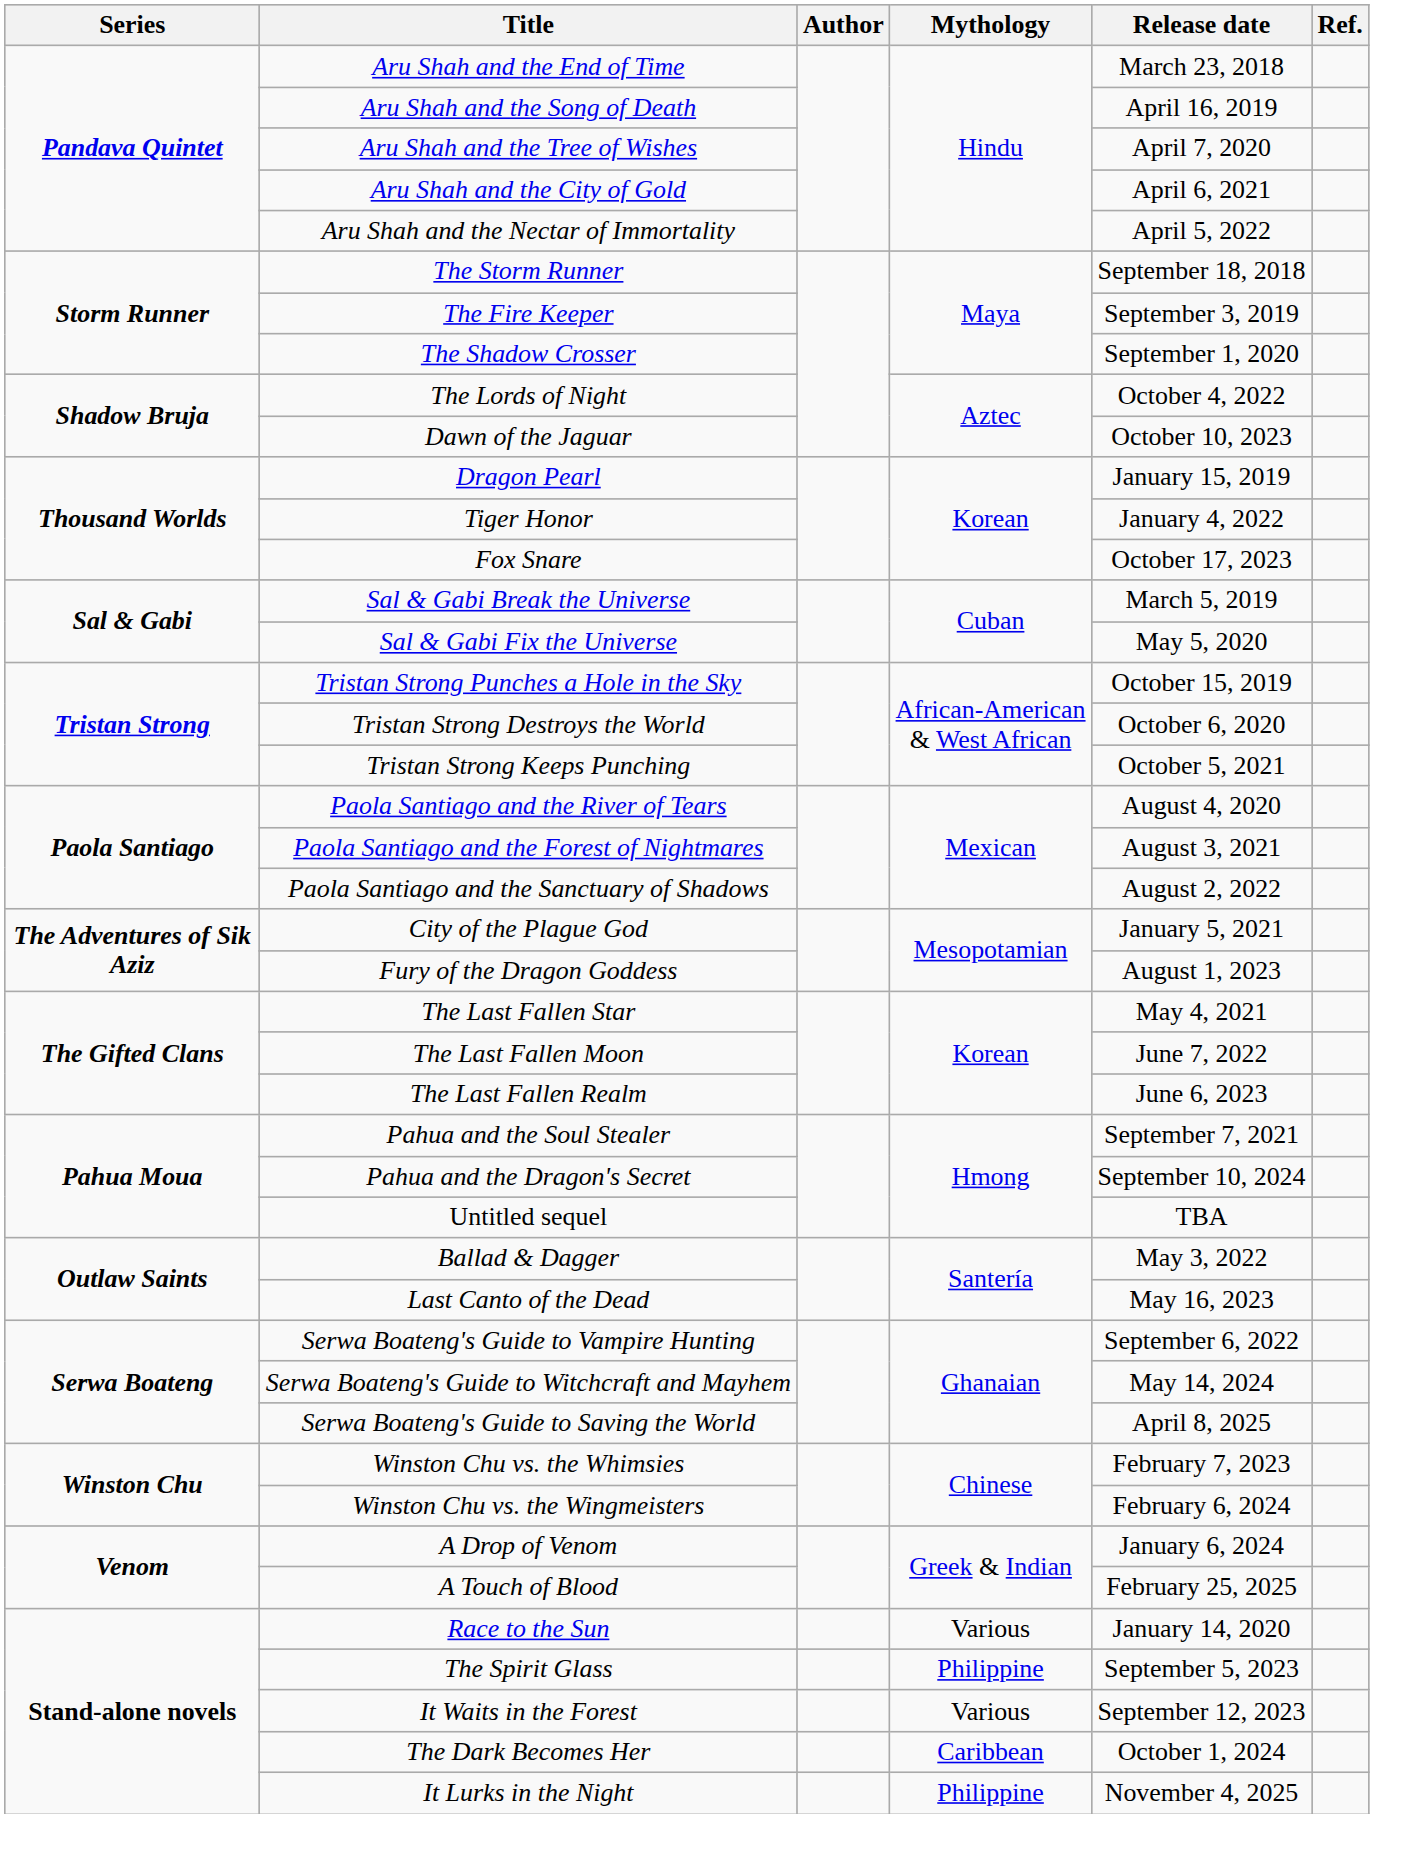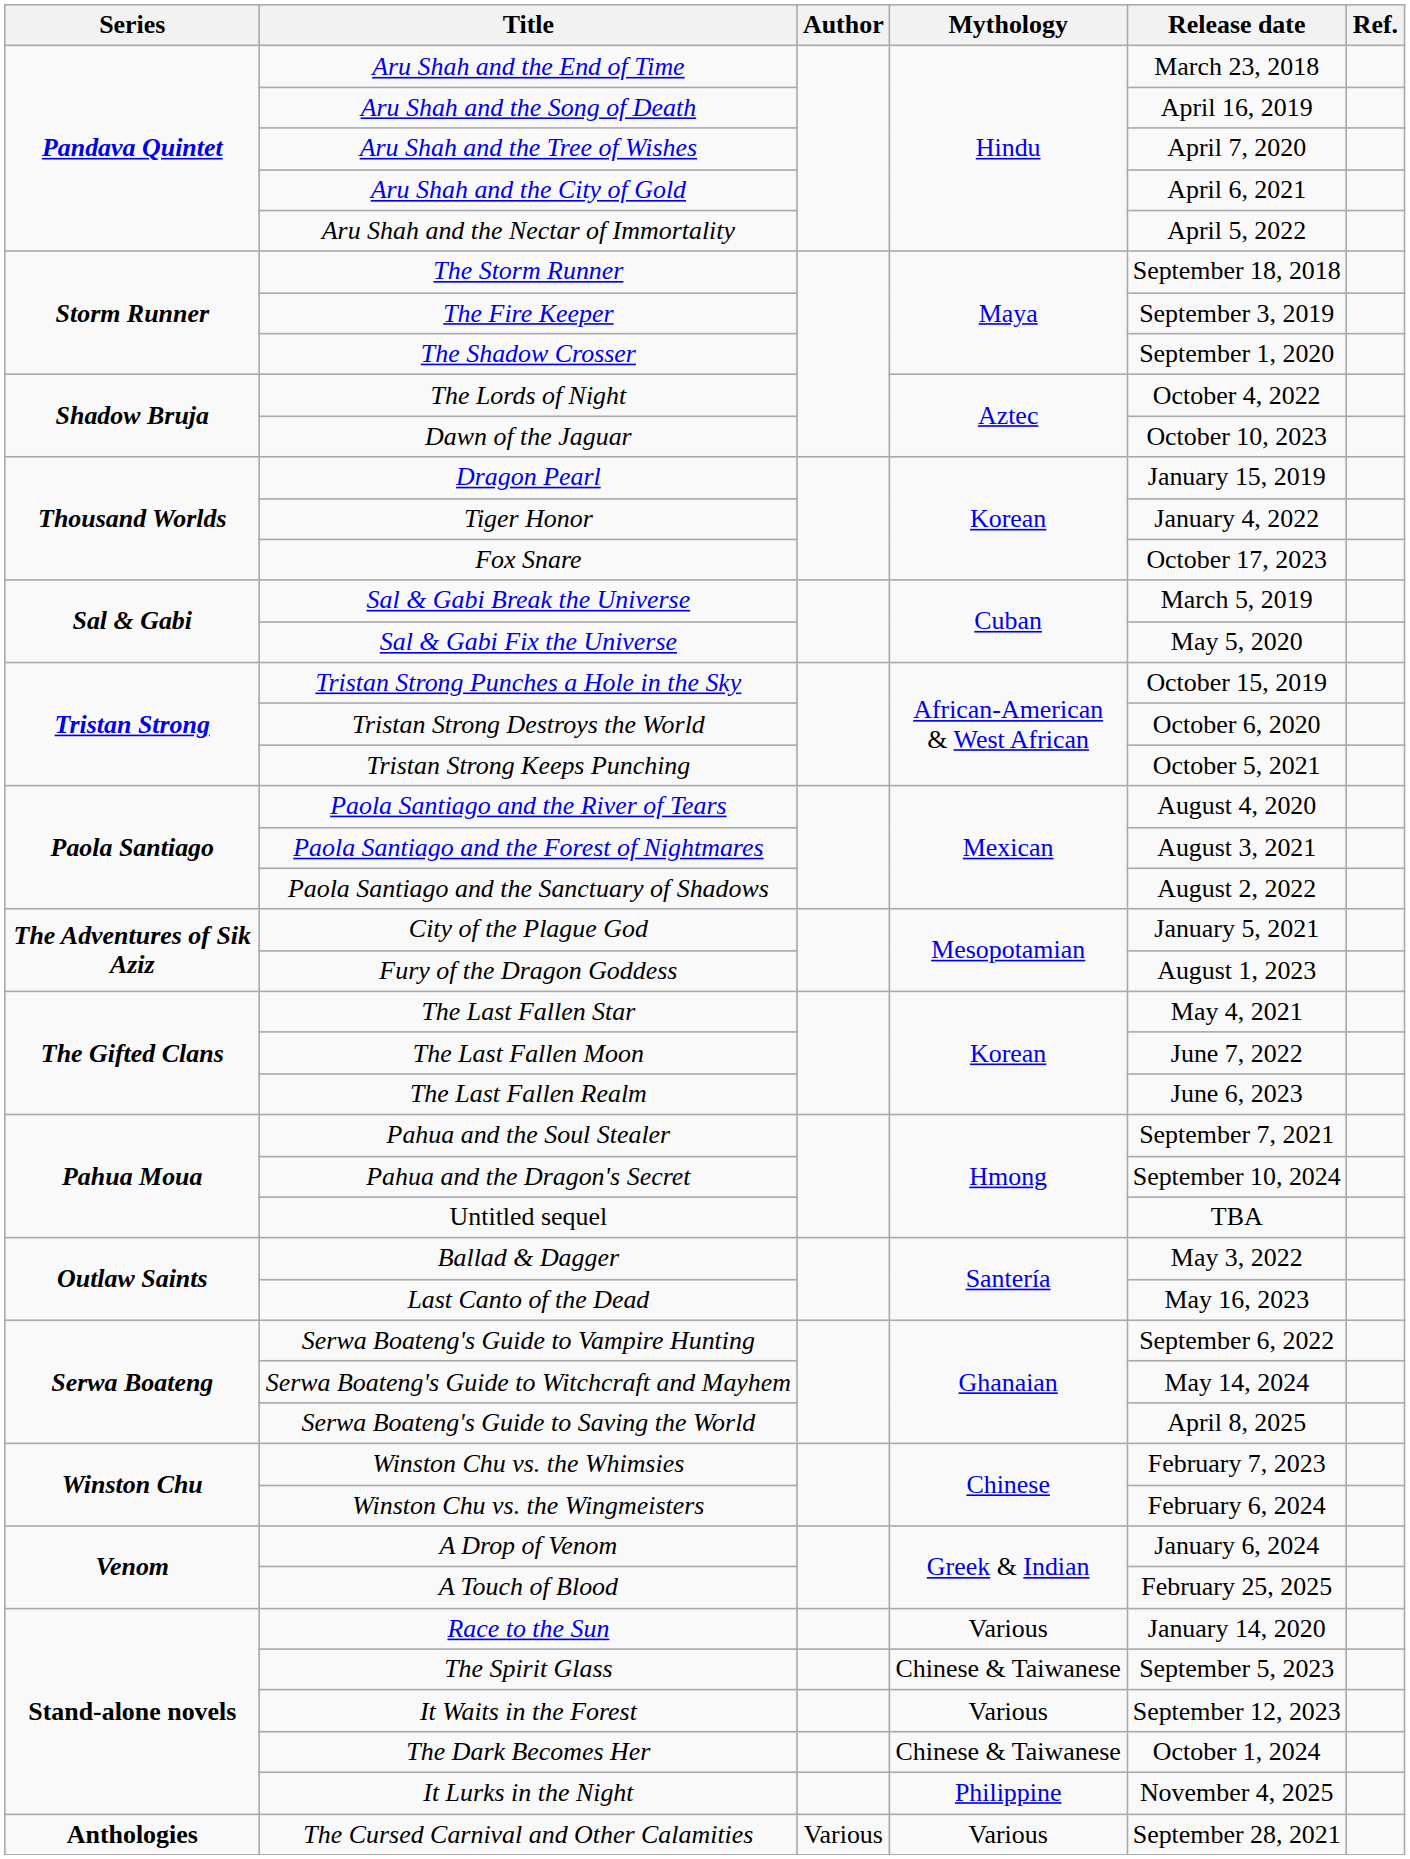(991, 1669) Philippine -> (1008, 1669) Chinese & Taiwanese
(991, 1751) Caribbean -> (1008, 1751) Chinese & Taiwanese
+ row: (528, 1833)
